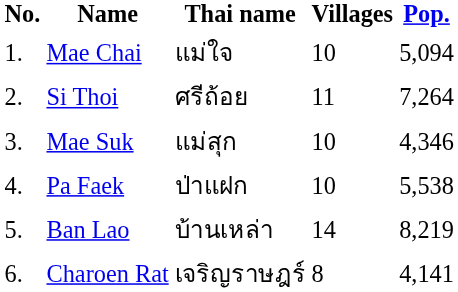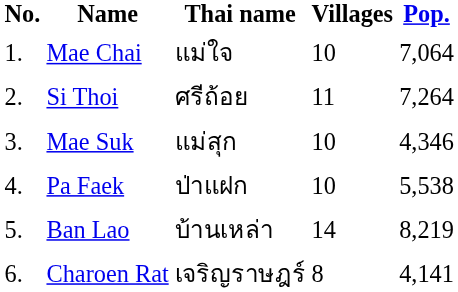(427, 52) 5,094 -> (427, 52) 7,064
